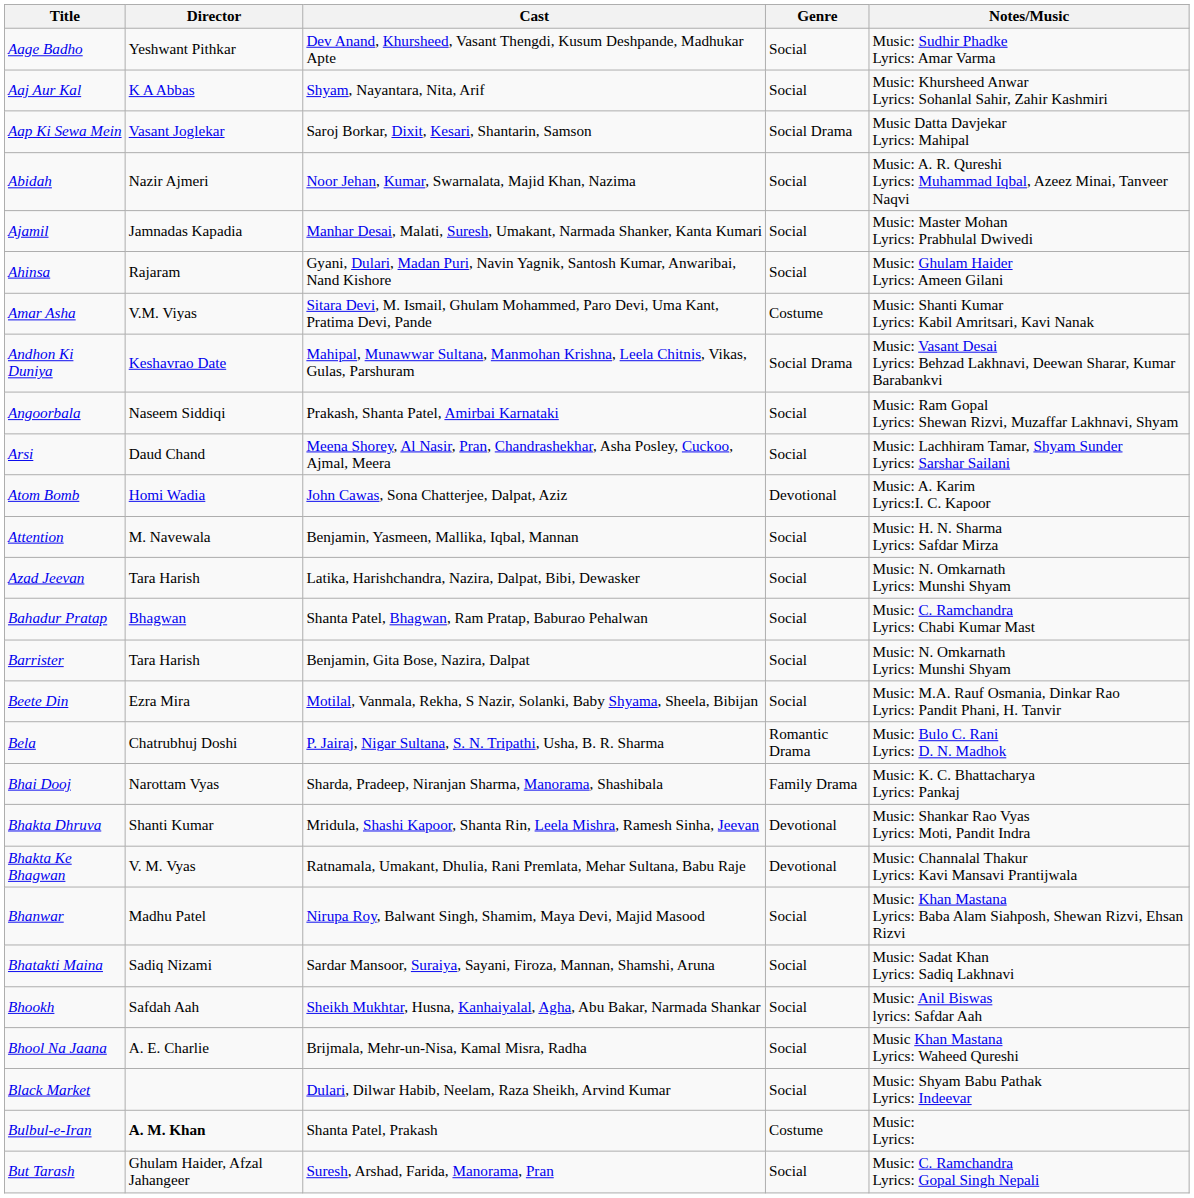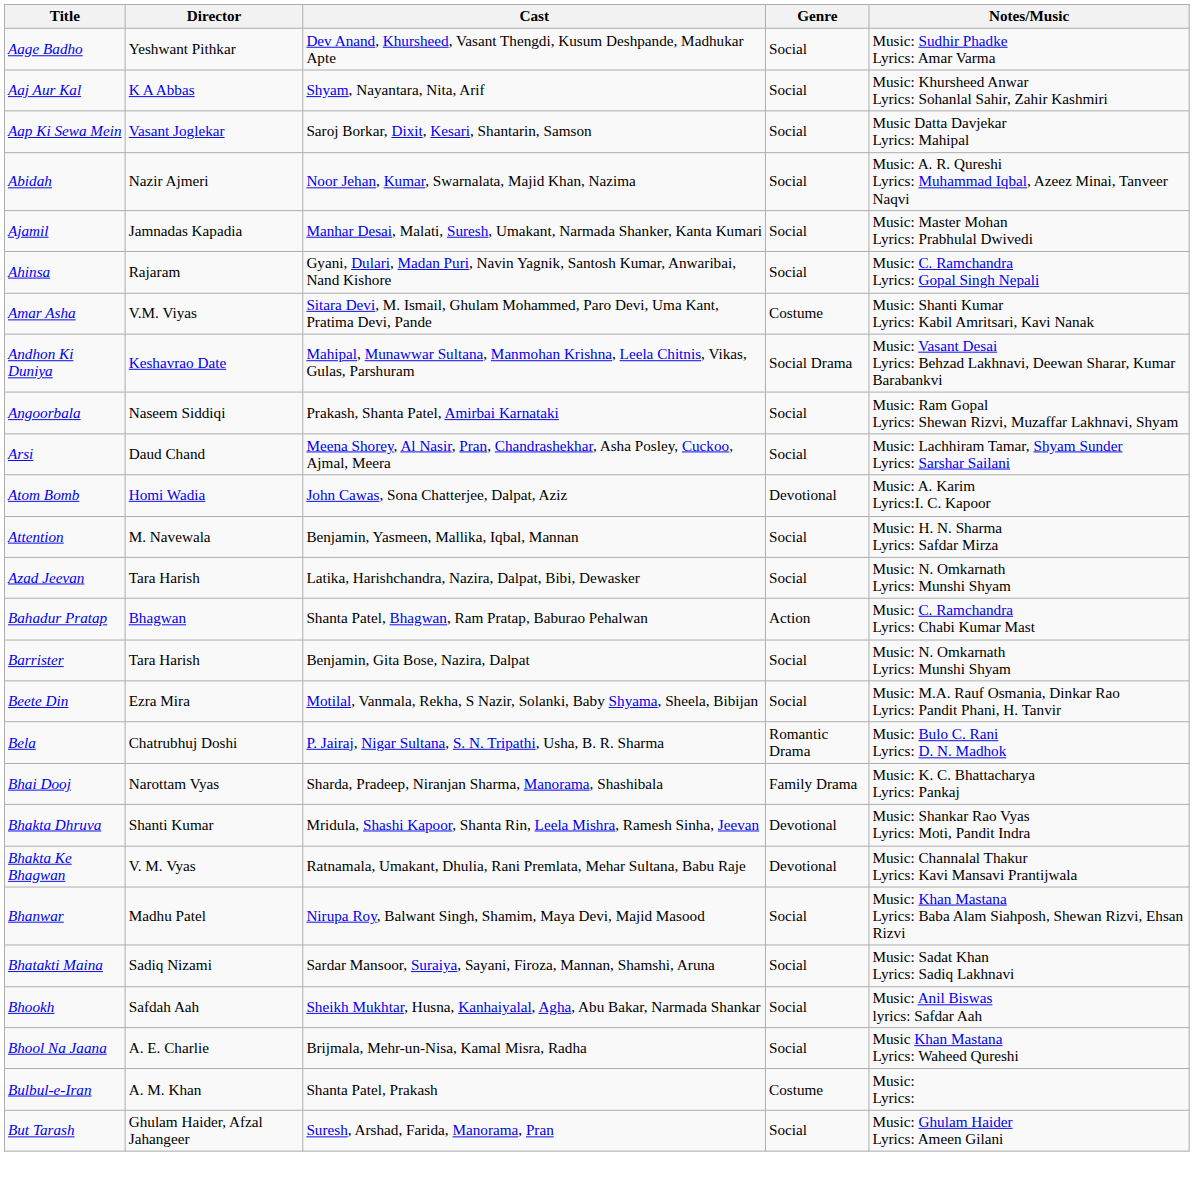(811, 131) Social Drama -> (788, 131) Social
(943, 272) Music: Ghulam Haider Lyrics: Ameen Gilani -> (956, 272) Music: C. Ramchandra Lyrics: Gopal Singh Nepali
(788, 619) Social -> (790, 619) Action
- row: (49, 1089)
(167, 1130) bold -> (165, 1089) normal
(956, 1171) Music: C. Ramchandra Lyrics: Gopal Singh Nepali -> (943, 1130) Music: Ghulam Haider Lyrics: Ameen Gilani
